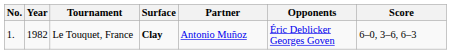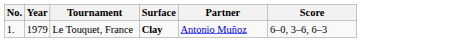- column: (312, 12)
(37, 35) 1982 -> (37, 29) 1979
